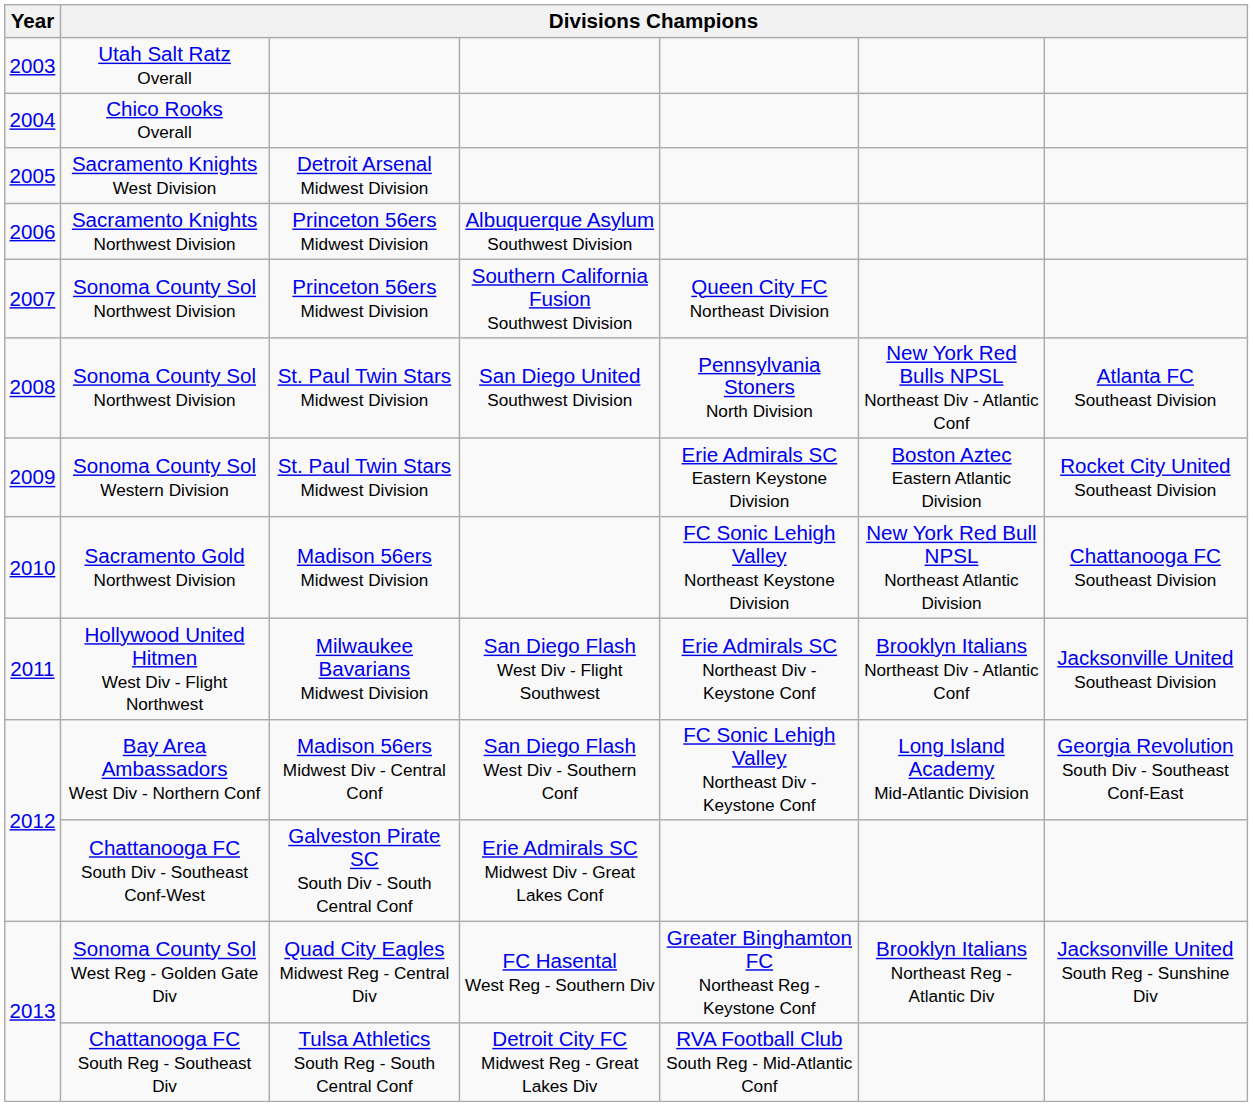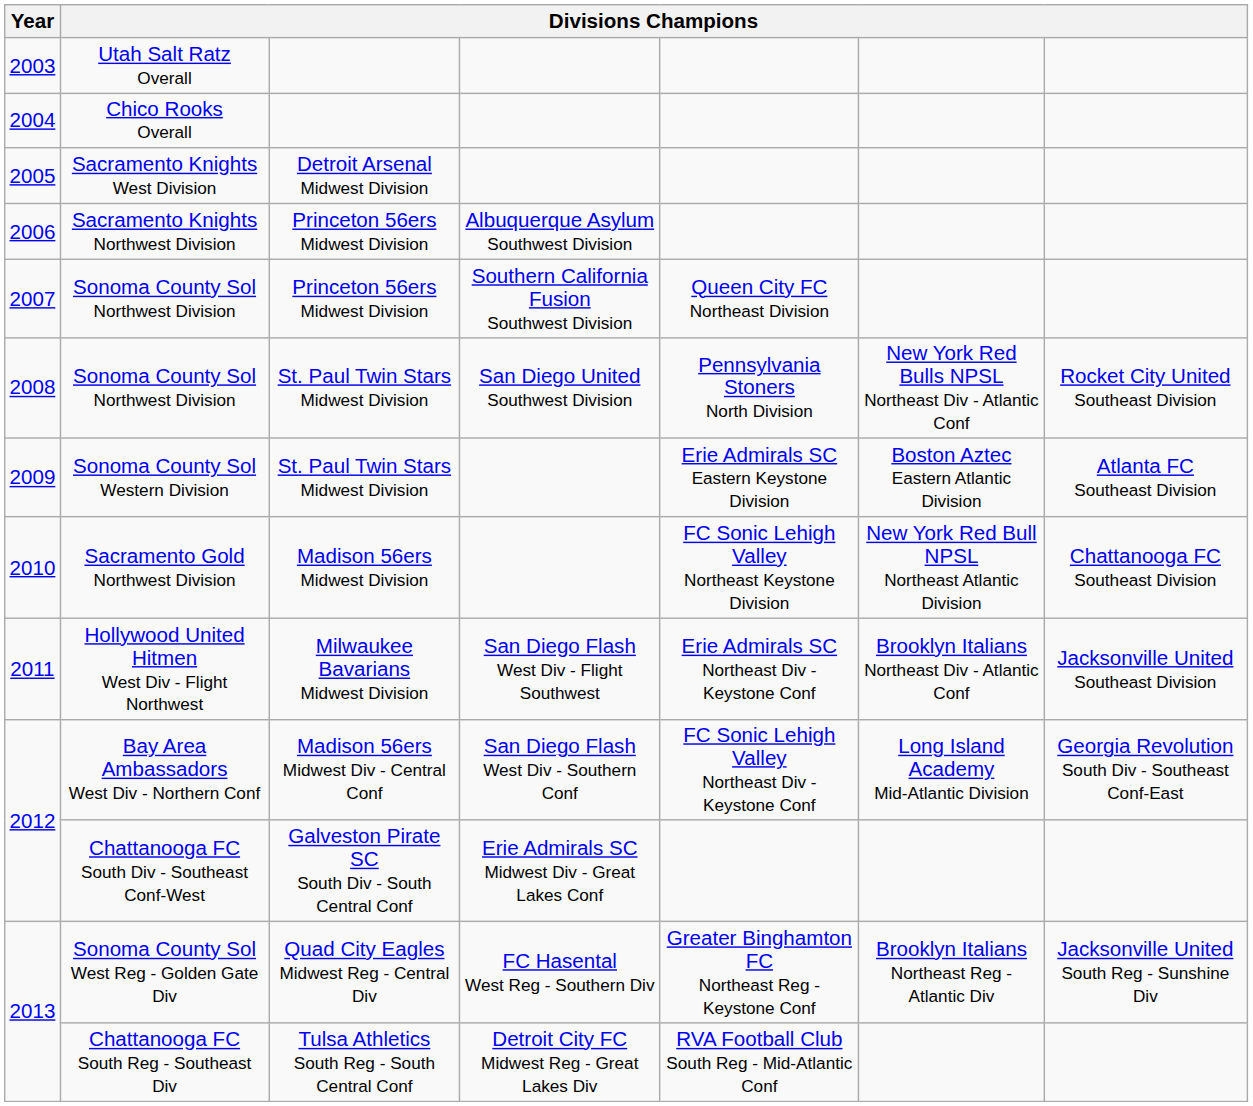(1145, 388) Atlanta FC Southeast Division -> (1145, 388) Rocket City United Southeast Division
(1145, 478) Rocket City United Southeast Division -> (1145, 478) Atlanta FC Southeast Division
